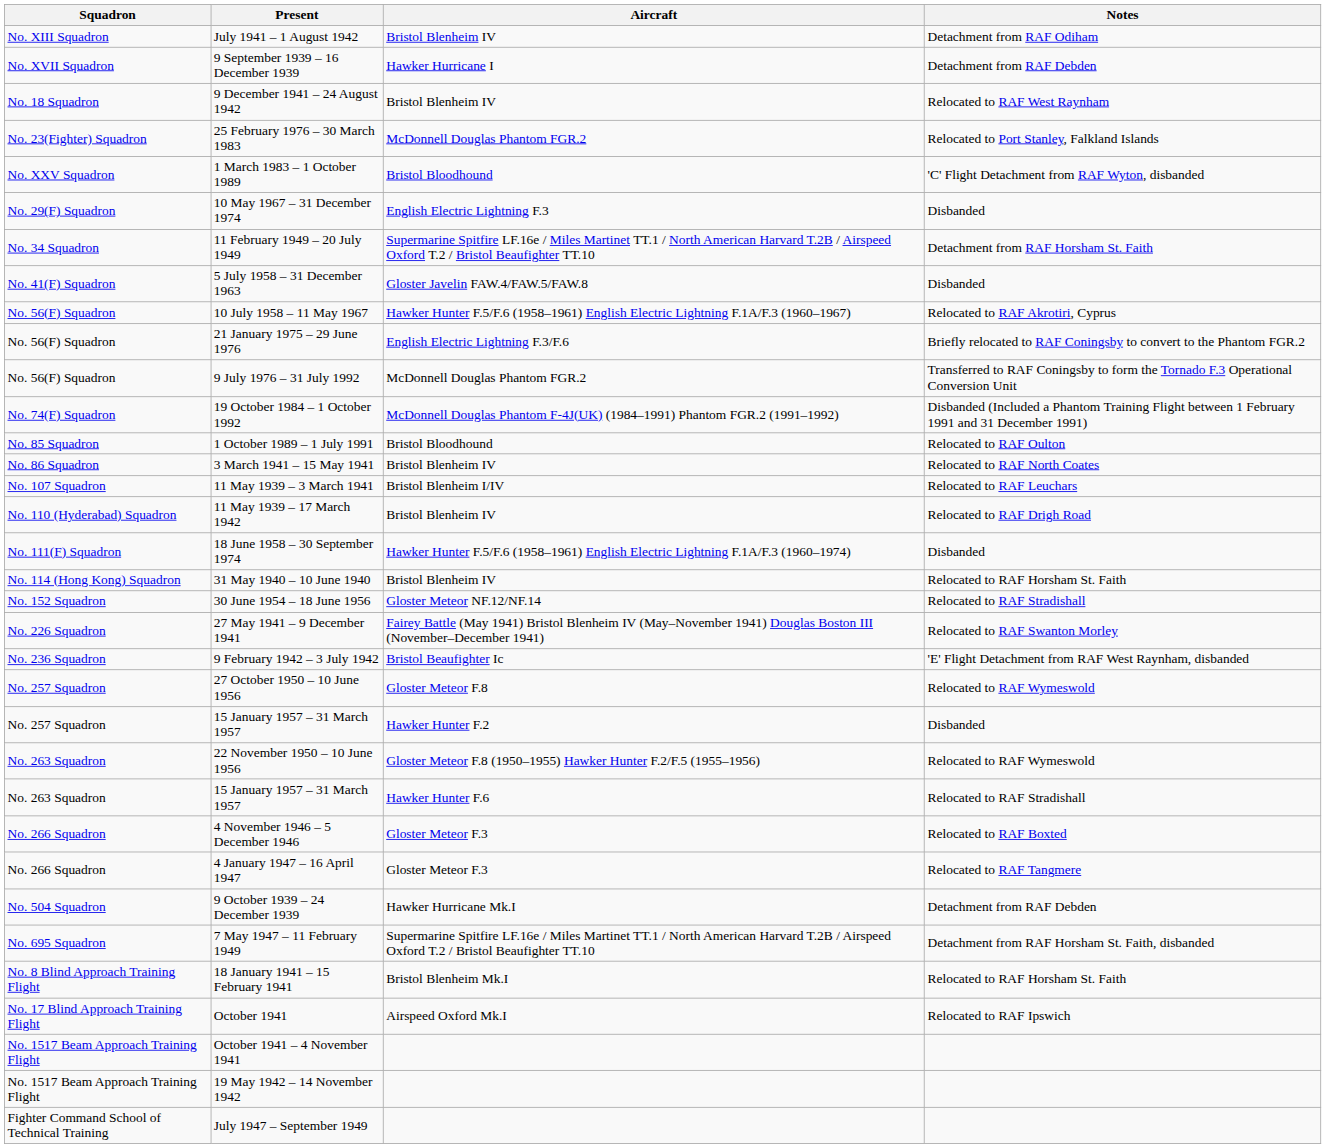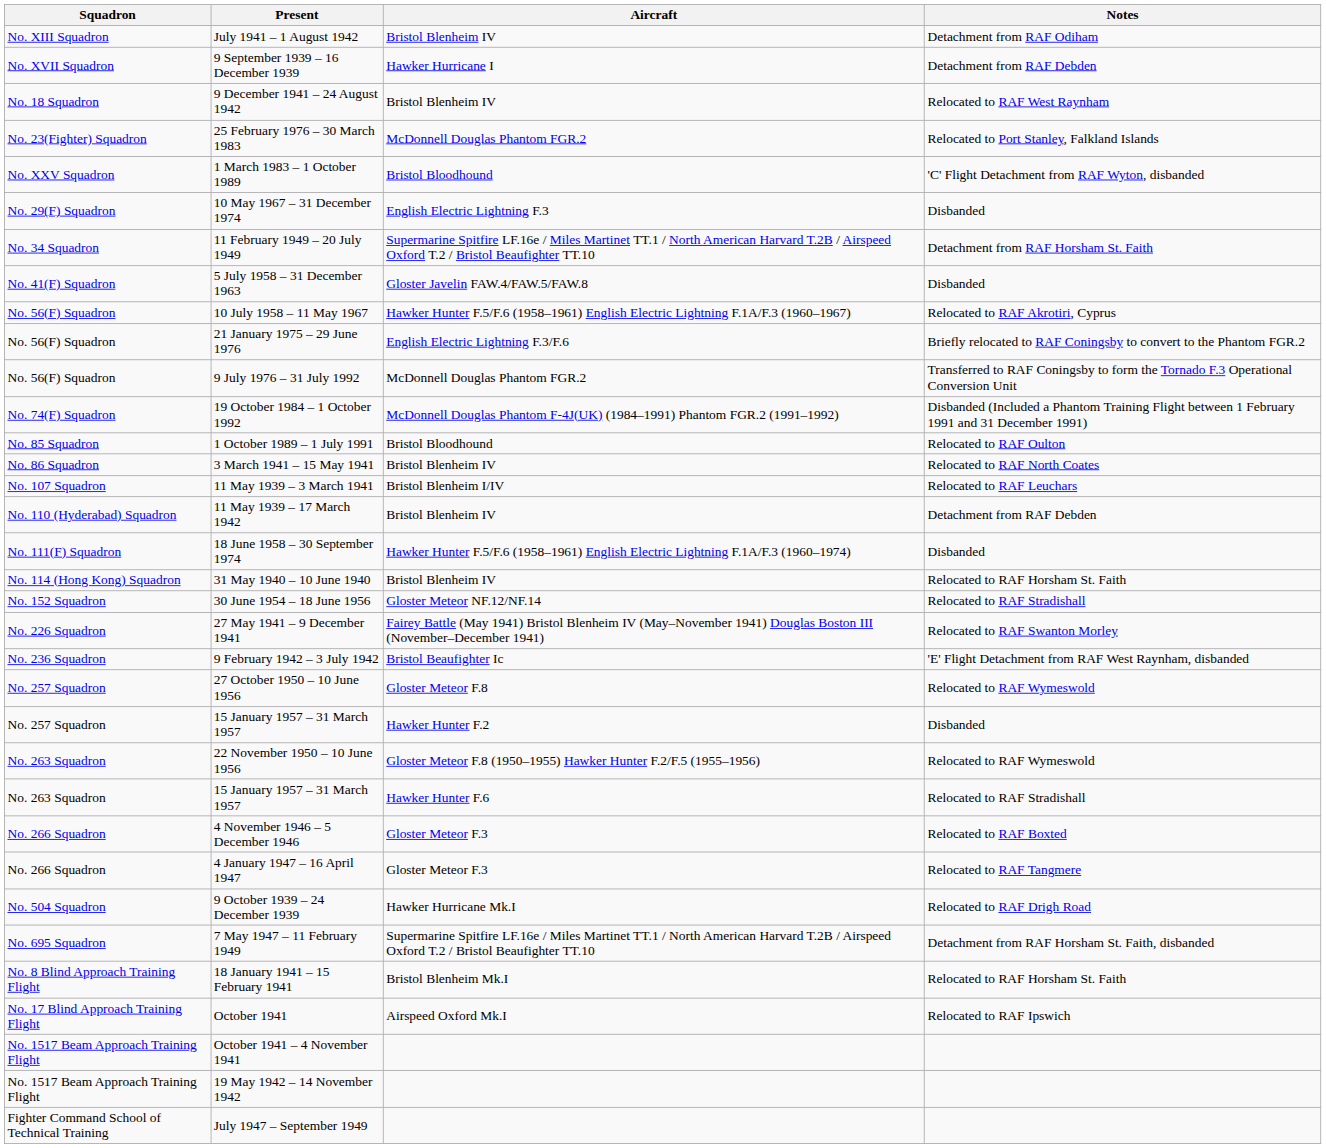(1009, 514) Relocated to RAF Drigh Road -> (1012, 514) Detachment from RAF Debden
(1012, 906) Detachment from RAF Debden -> (1009, 906) Relocated to RAF Drigh Road
